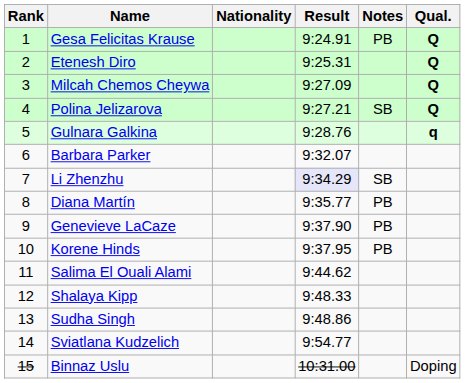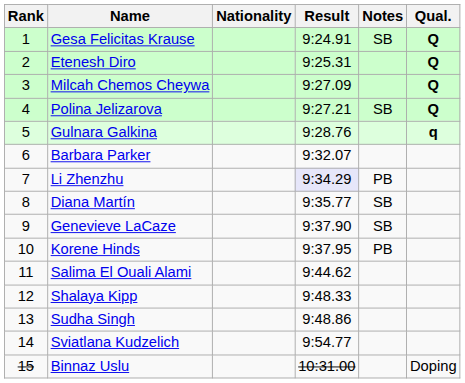(383, 39) PB -> (383, 39) SB
(383, 179) SB -> (383, 179) PB
(383, 202) PB -> (383, 202) SB
(383, 226) PB -> (383, 226) SB
